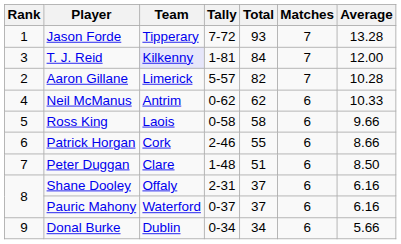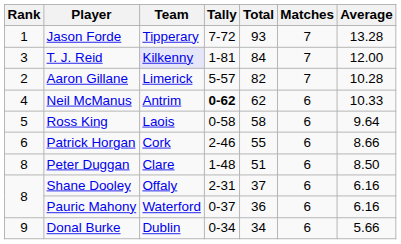(222, 100) normal -> (222, 100) bold
(367, 121) 9.66 -> (367, 121) 9.64
(24, 164) 7 -> (24, 164) 8
(259, 206) 37 -> (259, 206) 36
